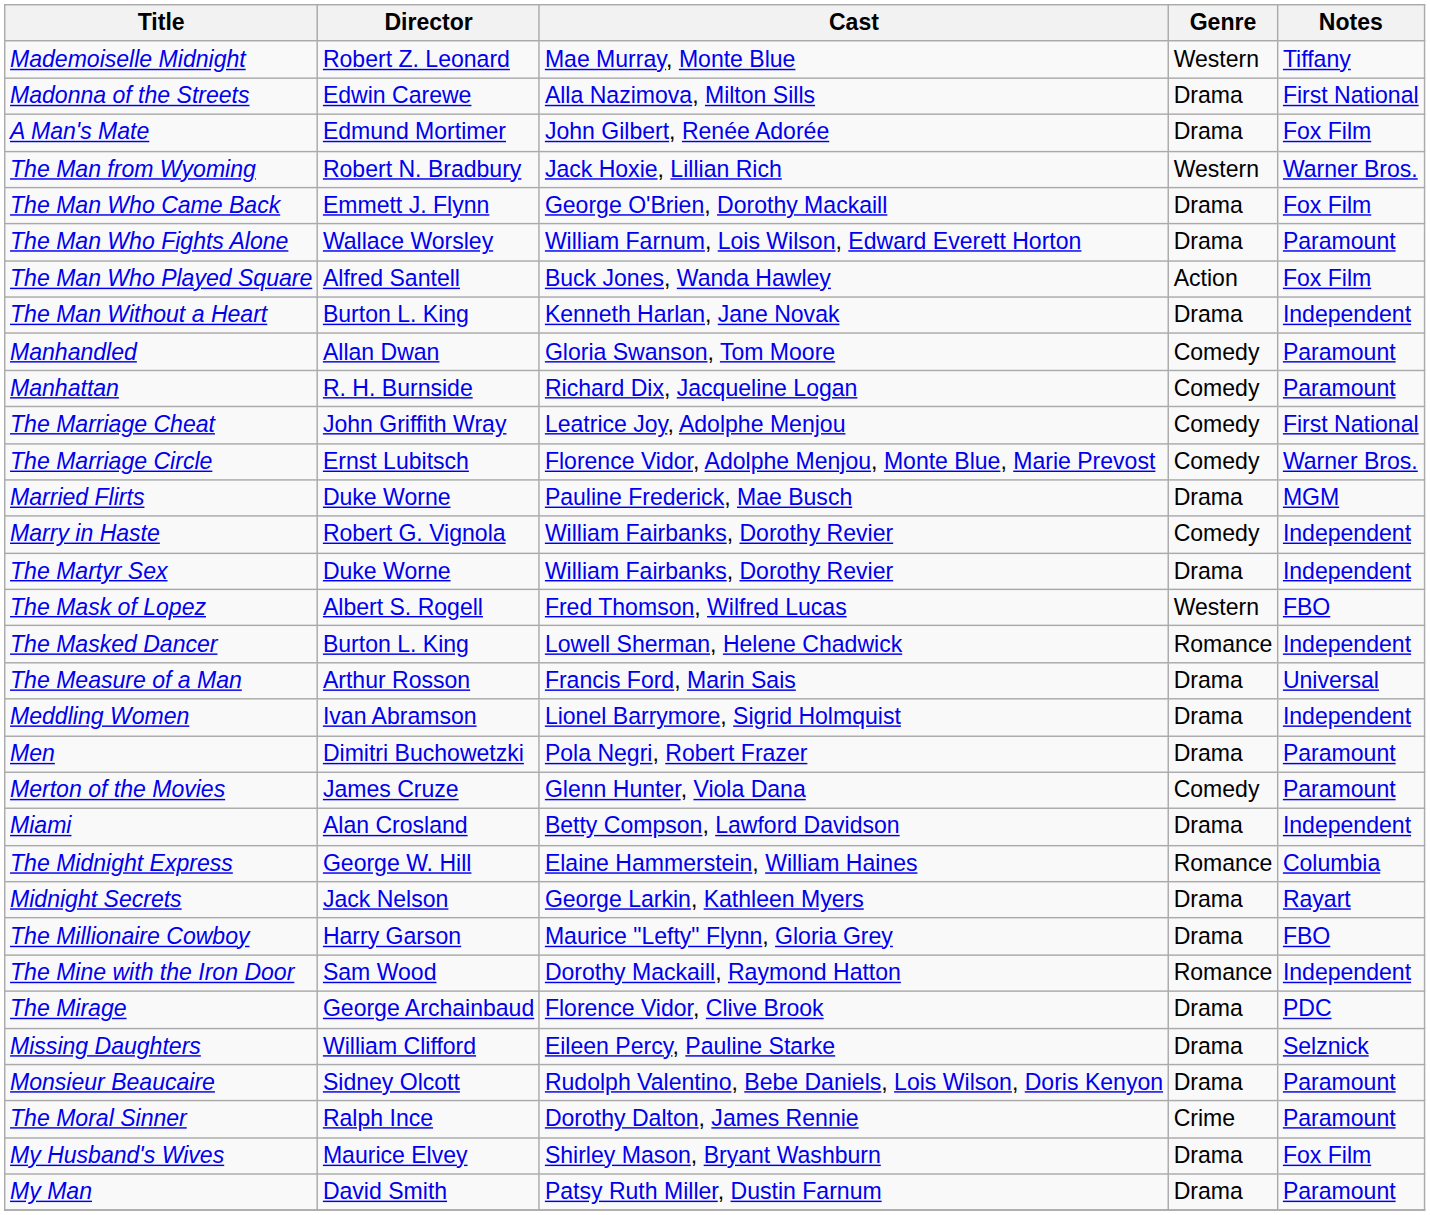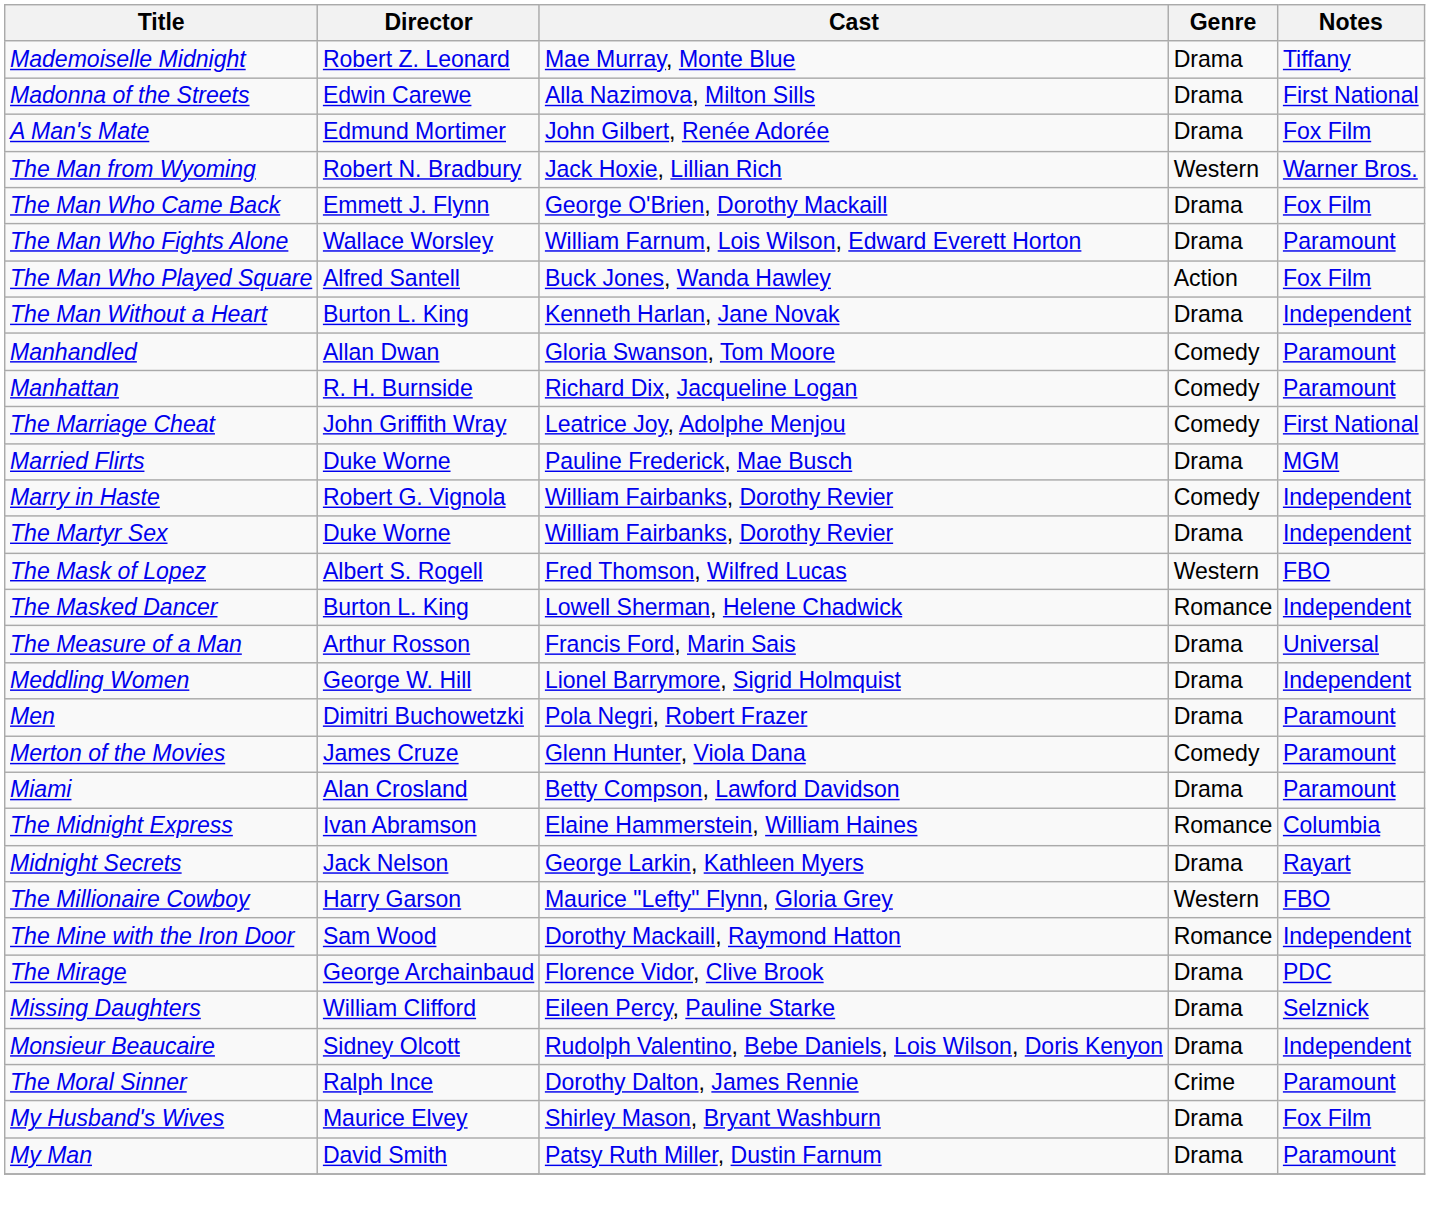(1216, 59) Western -> (1208, 59) Drama
- row: (111, 461)
(400, 717) Ivan Abramson -> (397, 680) George W. Hill
(1347, 826) Independent -> (1339, 790) Paramount
(397, 863) George W. Hill -> (400, 826) Ivan Abramson
(1208, 936) Drama -> (1216, 899) Western
(1339, 1082) Paramount -> (1347, 1045) Independent
